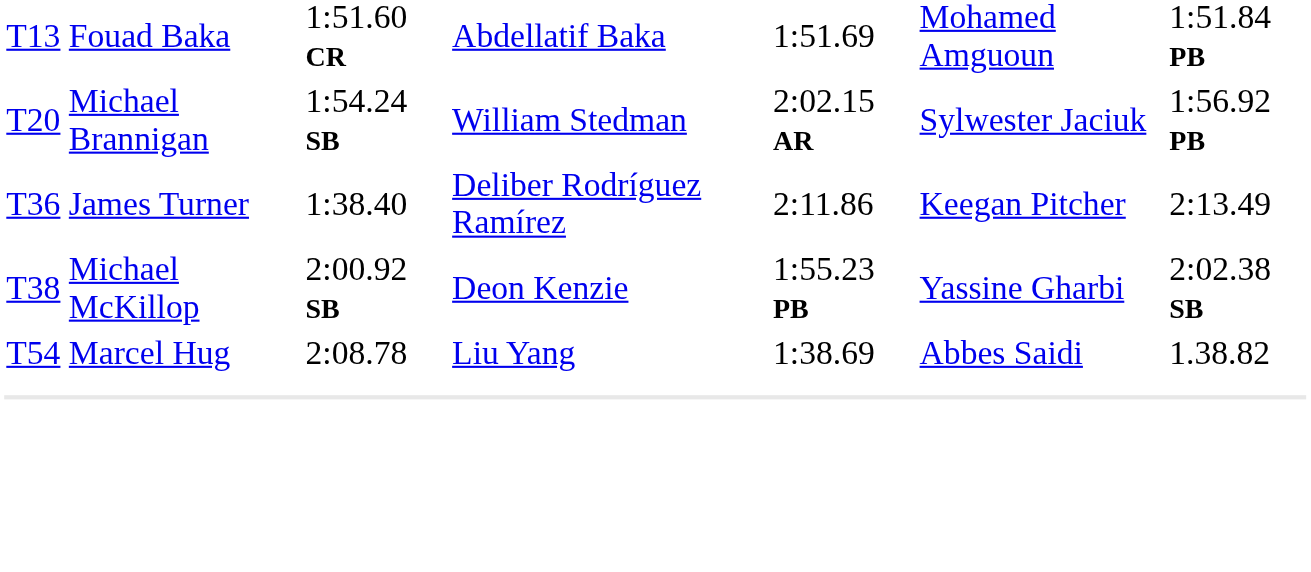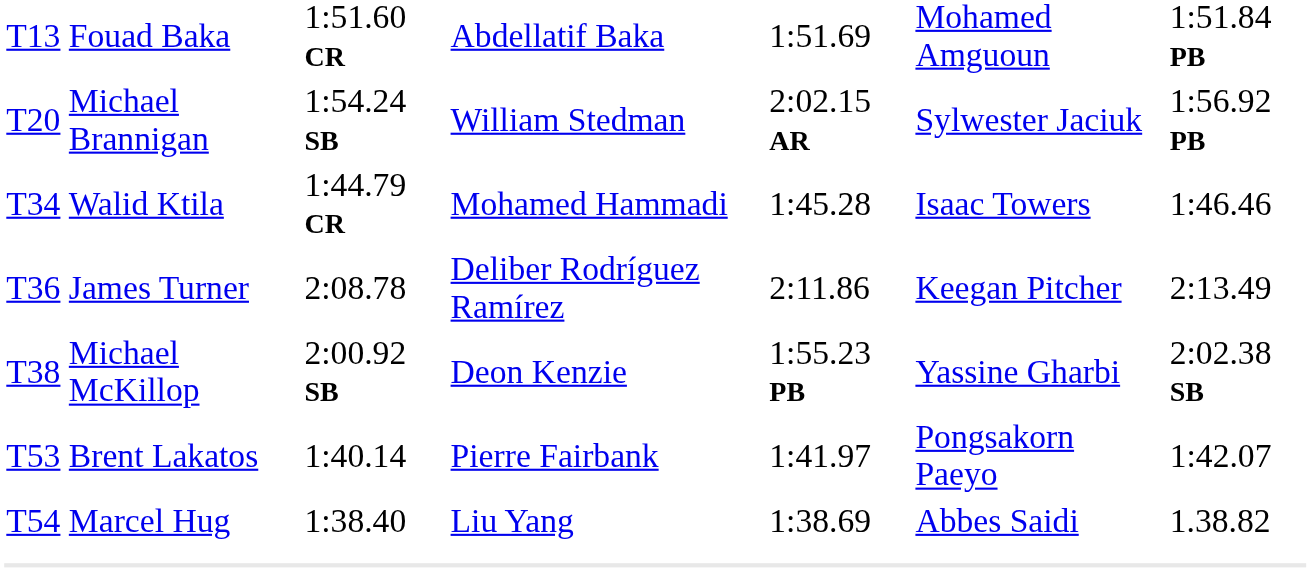+ row: (33, 203)
(356, 203) 1:38.40 -> (355, 287) 2:08.78
+ row: (33, 455)
(356, 352) 2:08.78 -> (355, 520) 1:38.40
